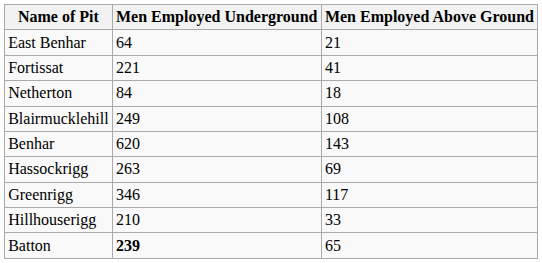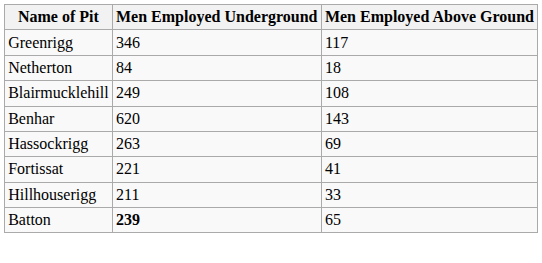- row: (47, 42)
rows swapped: (41, 194) <-> (36, 67)
(128, 220) 210 -> (128, 194) 211
